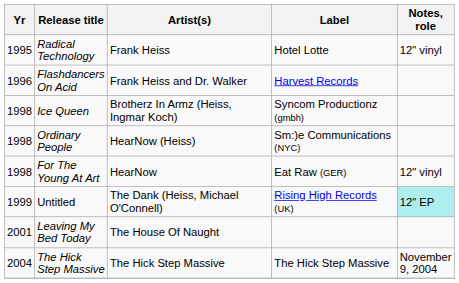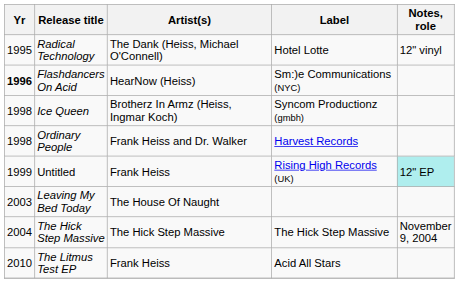(140, 50) Frank Heiss -> (174, 50) The Dank (Heiss, Michael O'Connell)
(19, 81) normal -> (19, 81) bold
(178, 81) Frank Heiss and Dr. Walker -> (153, 81) HearNow (Heiss)
(316, 81) Harvest Records -> (333, 81) Sm:)e Communications (NYC)
(153, 141) HearNow (Heiss) -> (178, 141) Frank Heiss and Dr. Walker
(333, 141) Sm:)e Communications (NYC) -> (316, 141) Harvest Records
- row: (68, 172)
(174, 202) The Dank (Heiss, Michael O'Connell) -> (140, 172) Frank Heiss
(19, 232) 2001 -> (19, 202) 2003
+ row: (65, 263)
